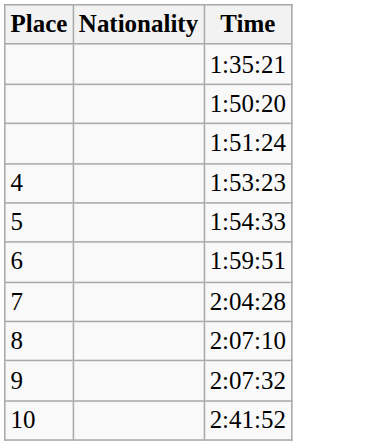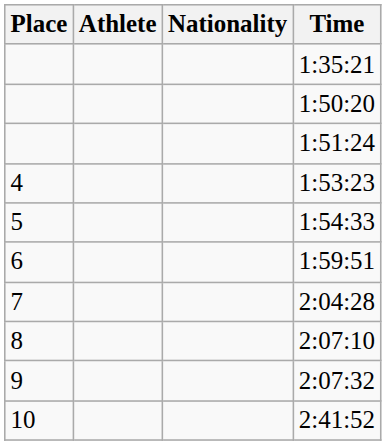+ column: (118, 24)
